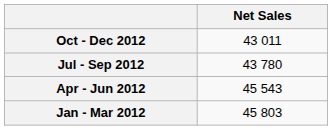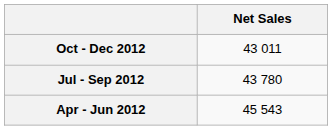- row: (101, 113)
